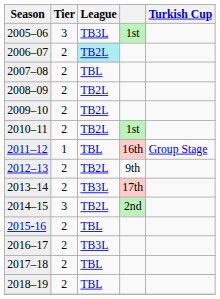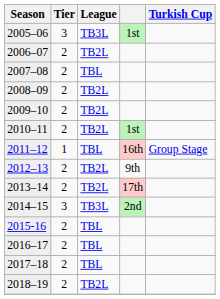(94, 52) paleturquoise background -> (94, 52) no background
(94, 187) TB3L -> (94, 187) TB2L
(94, 206) TB2L -> (94, 206) TB3L
(94, 245) TB3L -> (91, 245) TBL
(91, 283) TBL -> (94, 283) TB2L
